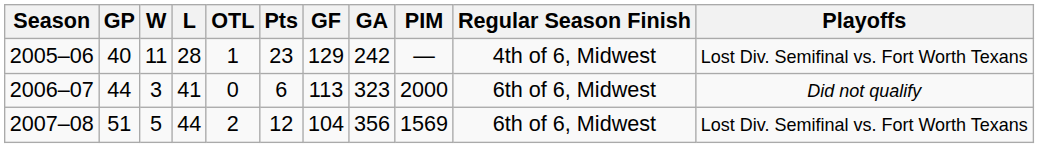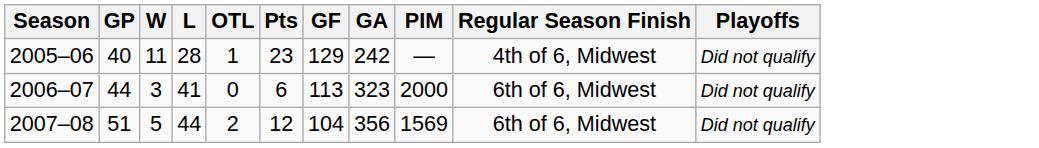(864, 57) Lost Div. Semifinal vs. Fort Worth Texans -> (758, 57) Did not qualify
(864, 125) Lost Div. Semifinal vs. Fort Worth Texans -> (758, 125) Did not qualify
